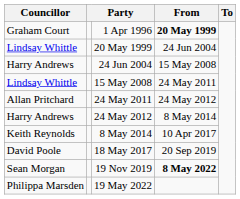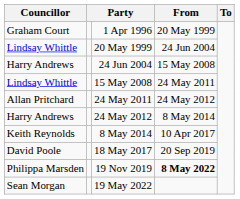(187, 30) bold -> (186, 30) normal
(36, 168) Sean Morgan -> (45, 168) Philippa Marsden
(45, 185) Philippa Marsden -> (36, 185) Sean Morgan
